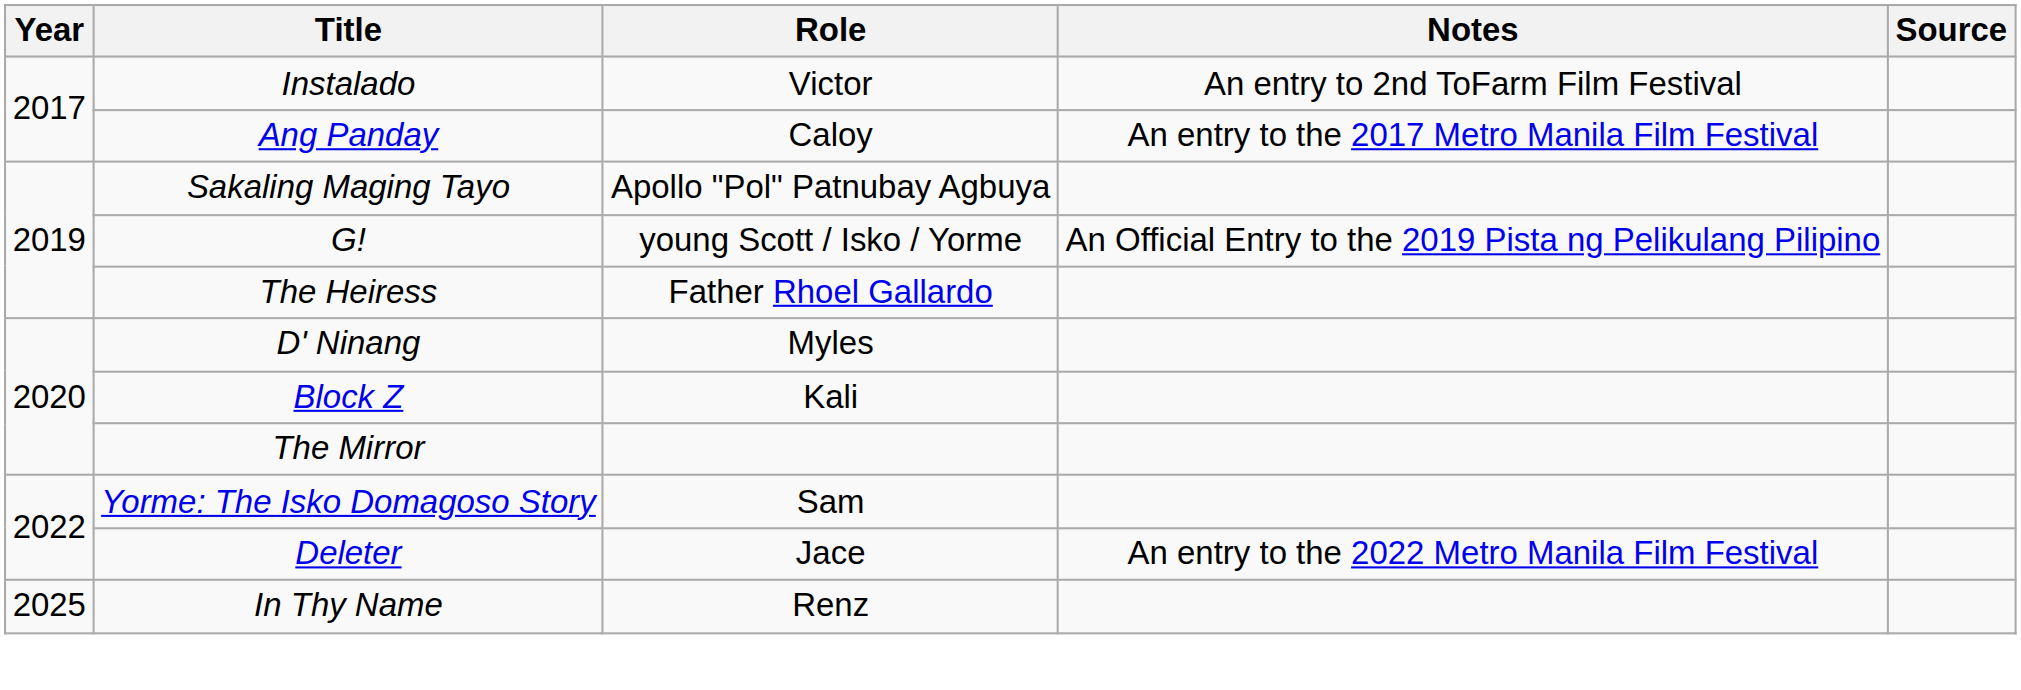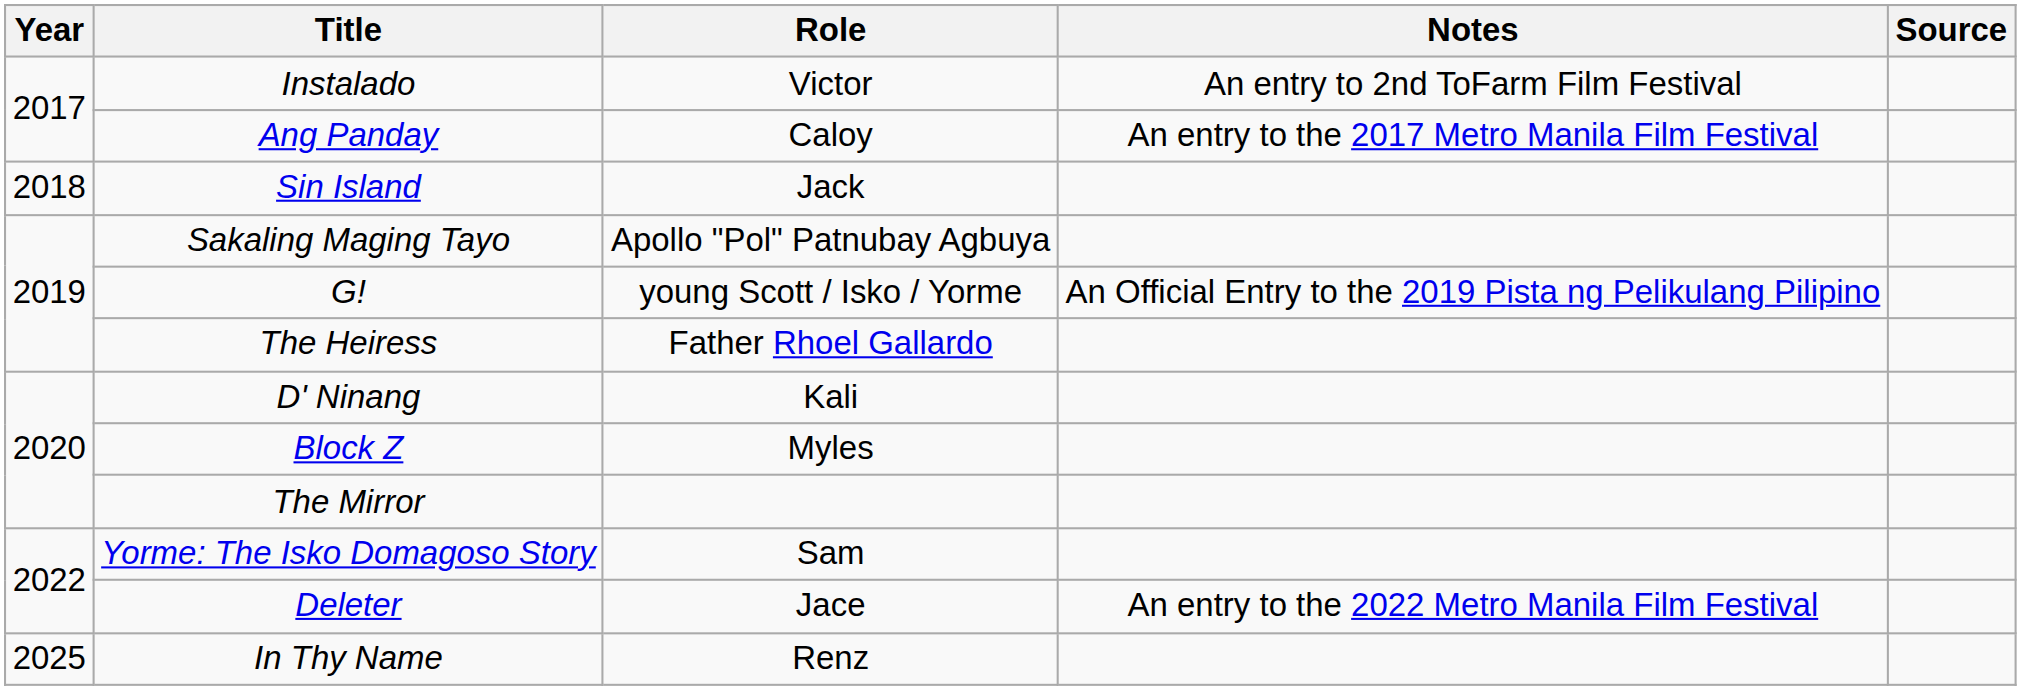+ row: (348, 187)
(831, 344) Myles -> (831, 396) Kali
(831, 396) Kali -> (831, 448) Myles
